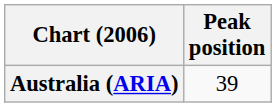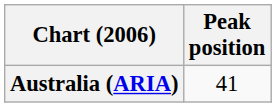(227, 83) 39 -> (227, 83) 41
